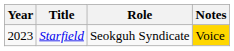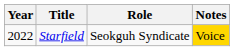(20, 35) 2023 -> (20, 35) 2022
